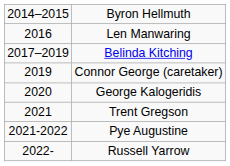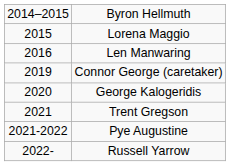+ row: (149, 33)
- row: (149, 53)
